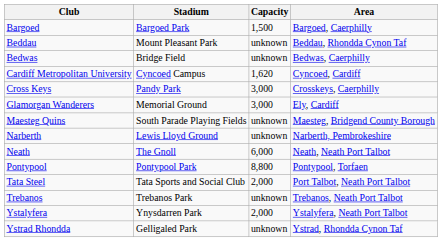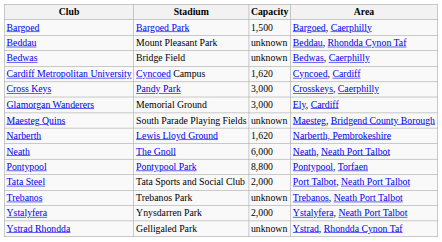(269, 136) unknown -> (262, 136) 1,620
